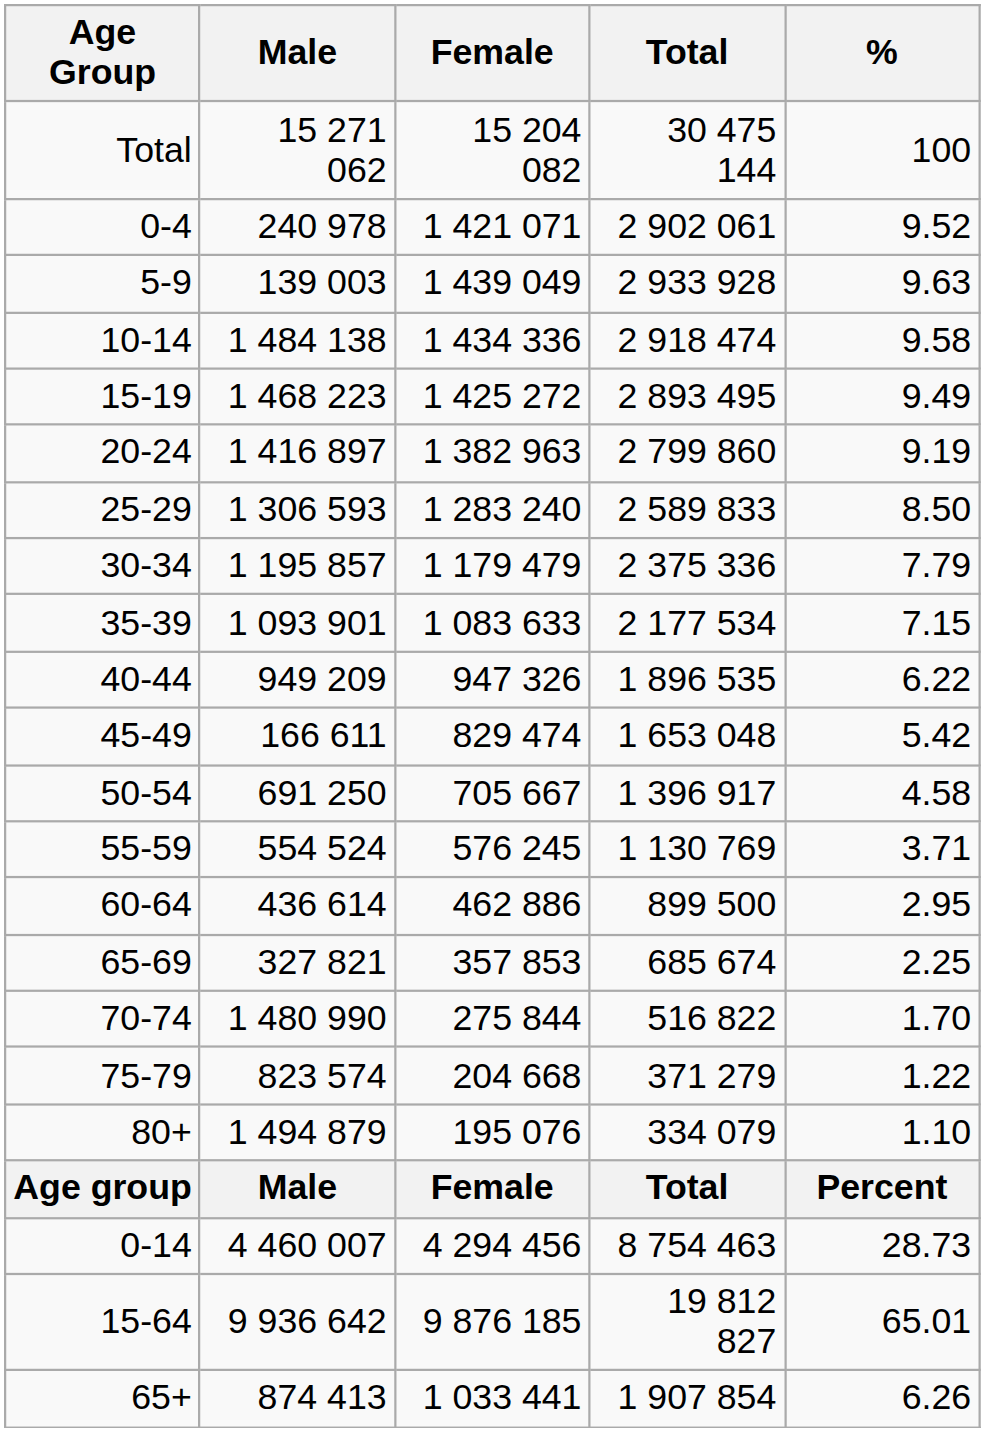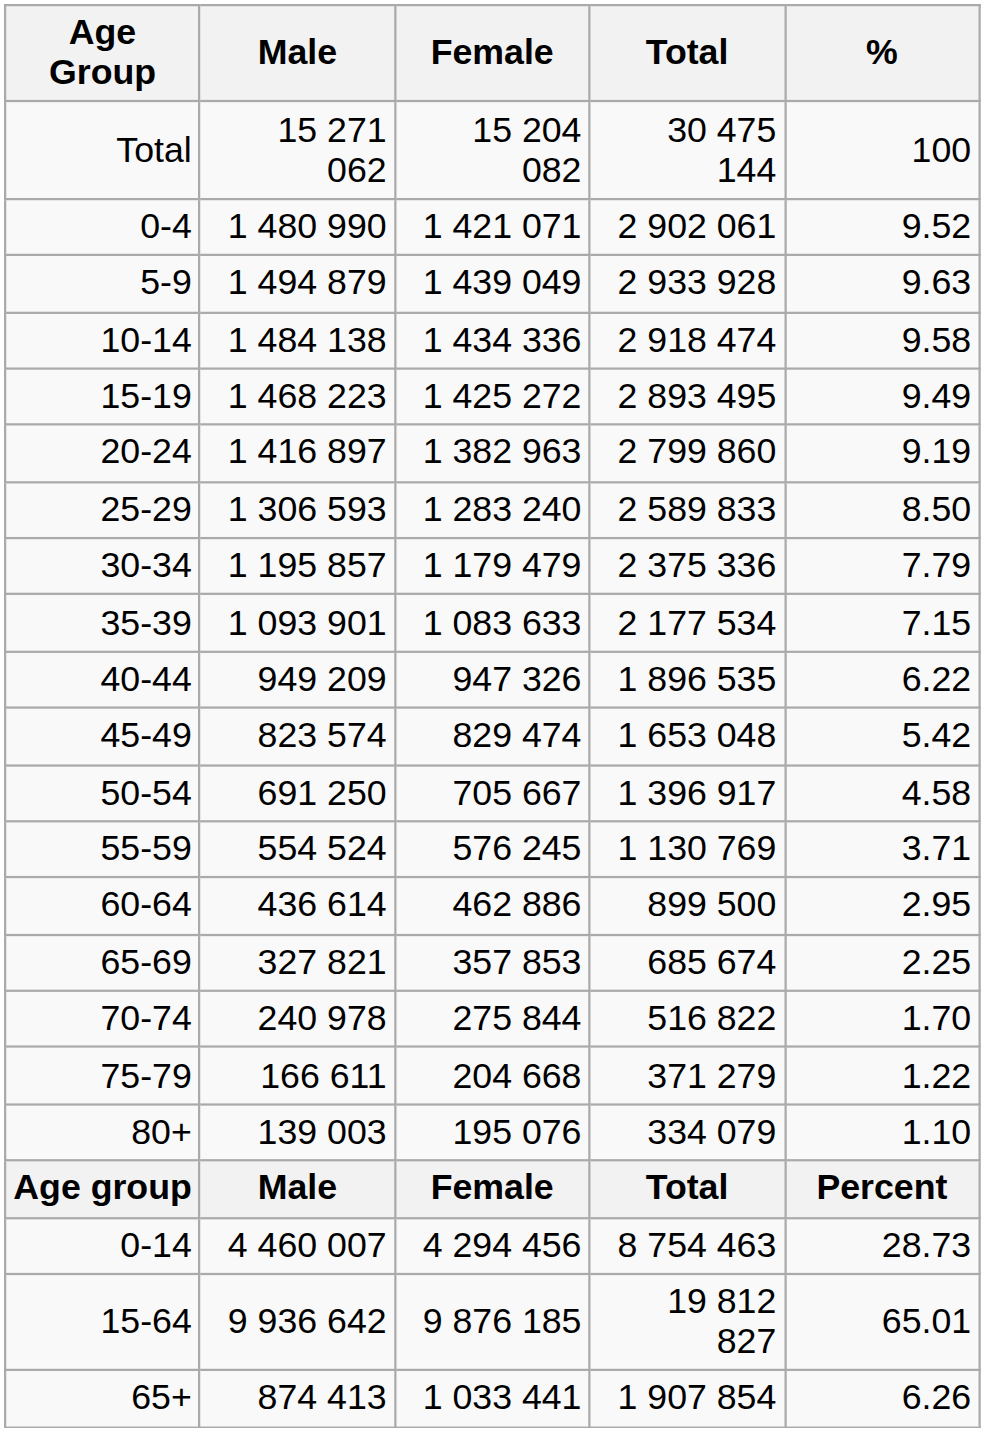(322, 226) 240 978 -> (307, 226) 1 480 990
(322, 282) 139 003 -> (307, 282) 1 494 879
(323, 735) 166 611 -> (322, 735) 823 574
(307, 1018) 1 480 990 -> (322, 1018) 240 978
(322, 1075) 823 574 -> (323, 1075) 166 611
(307, 1131) 1 494 879 -> (322, 1131) 139 003
